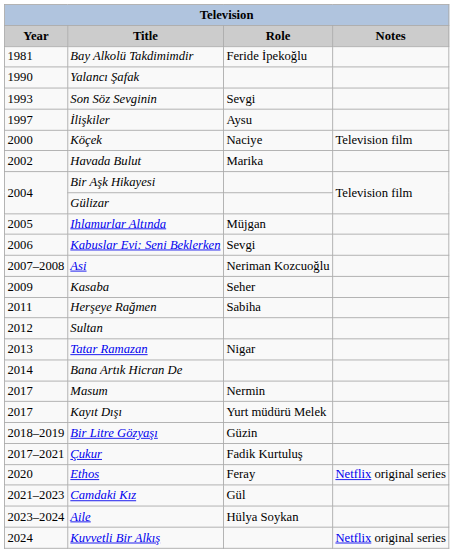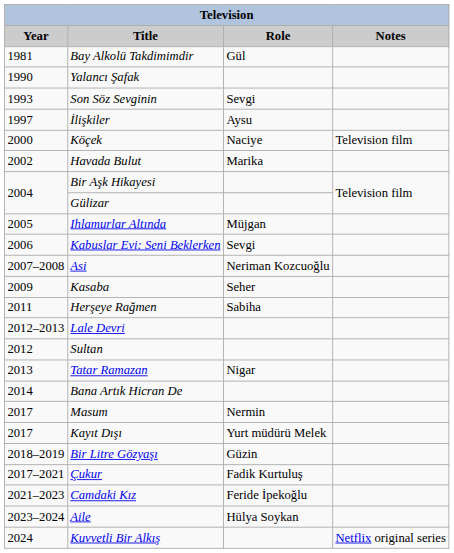(267, 57) Feride İpekoğlu -> (236, 57) Gül
+ row: (98, 328)
- row: (85, 475)
(236, 496) Gül -> (267, 496) Feride İpekoğlu
